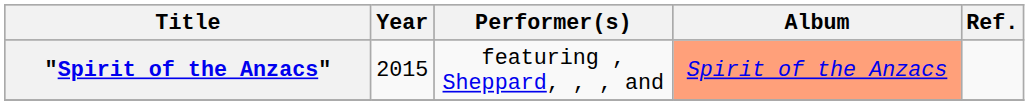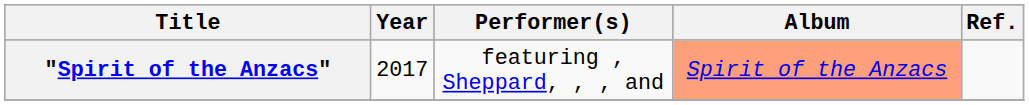(402, 70) 2015 -> (402, 70) 2017
